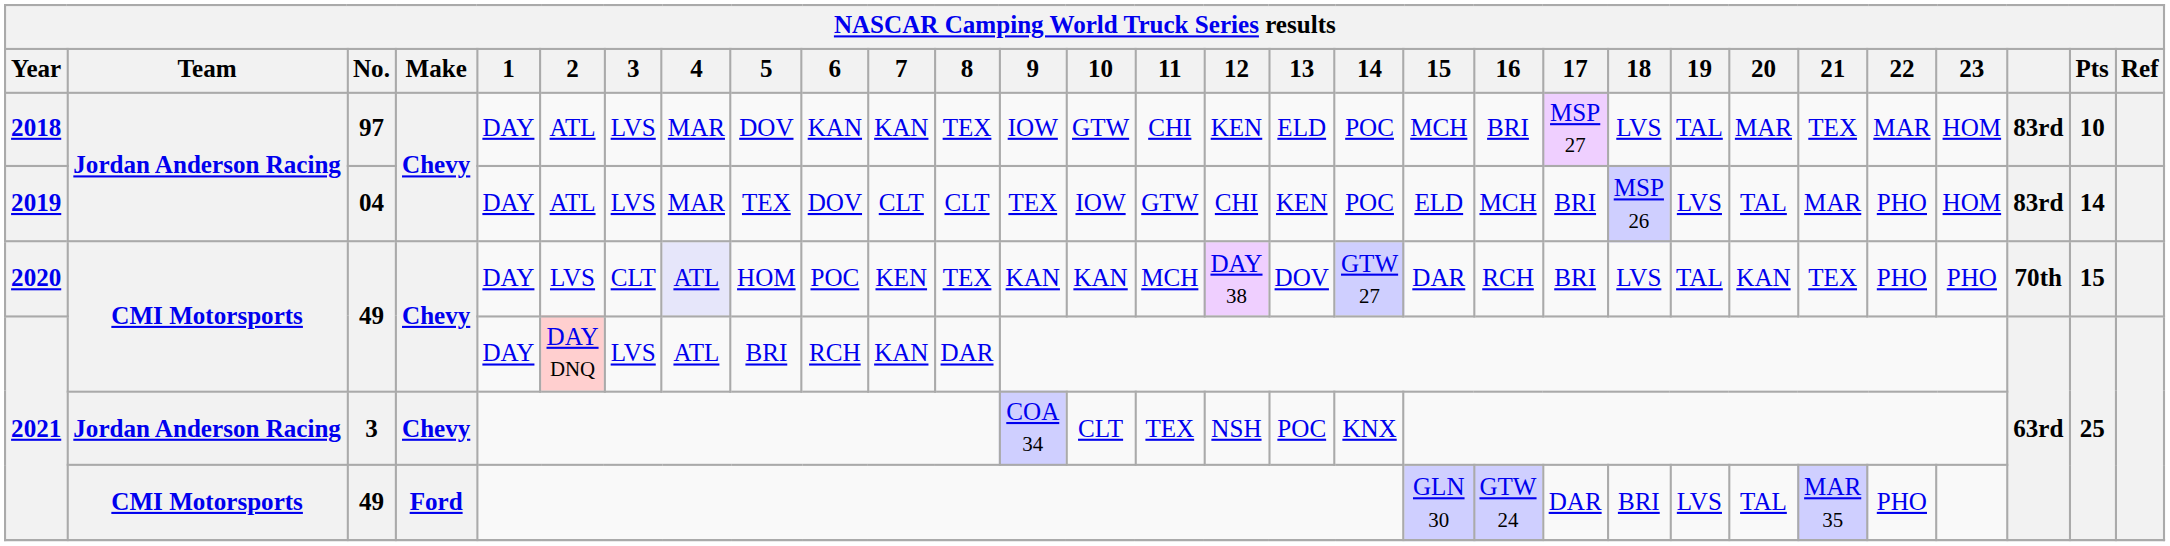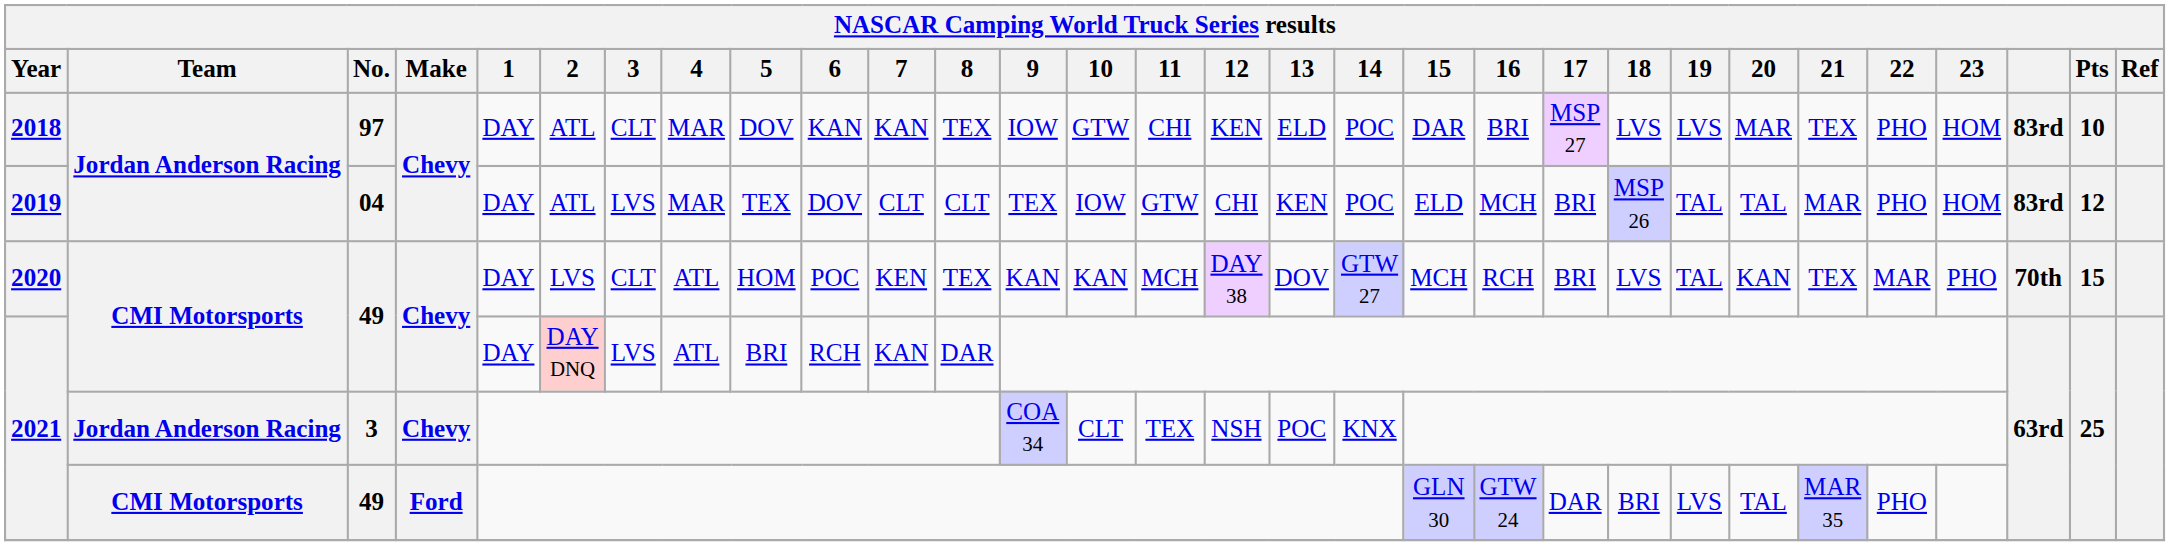(633, 128) LVS -> (633, 128) CLT
(1439, 128) MCH -> (1439, 128) DAR
(1699, 128) TAL -> (1699, 128) LVS
(1902, 128) MAR -> (1902, 128) PHO
(1699, 203) LVS -> (1699, 203) TAL
(2092, 203) 14 -> (2092, 203) 12
(696, 278) lavender background -> (696, 278) no background
(1439, 278) DAR -> (1439, 278) MCH
(1902, 278) PHO -> (1902, 278) MAR
